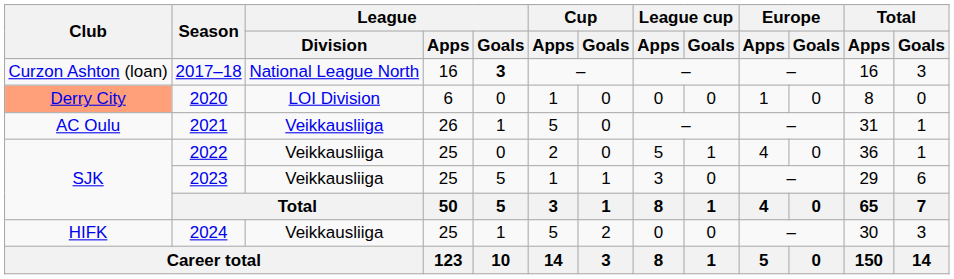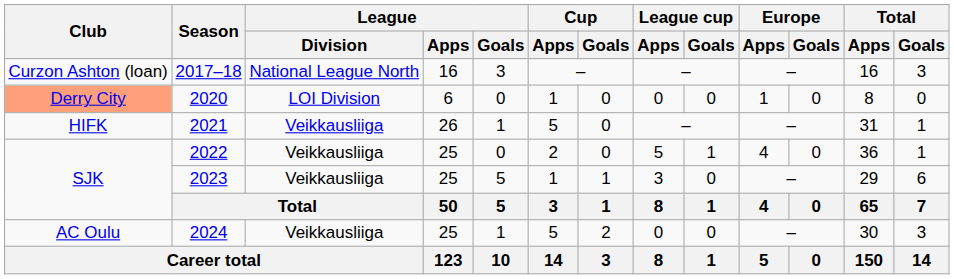(501, 71) bold -> (501, 71) normal
(88, 125) AC Oulu -> (88, 125) HIFK
(88, 233) HIFK -> (88, 233) AC Oulu
